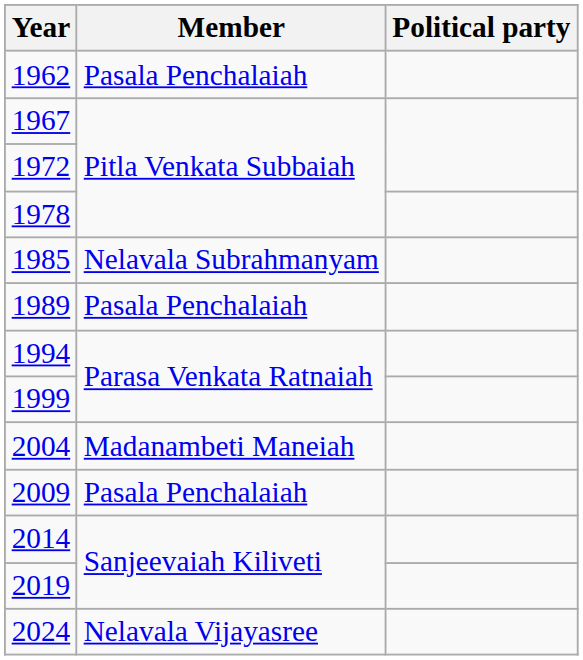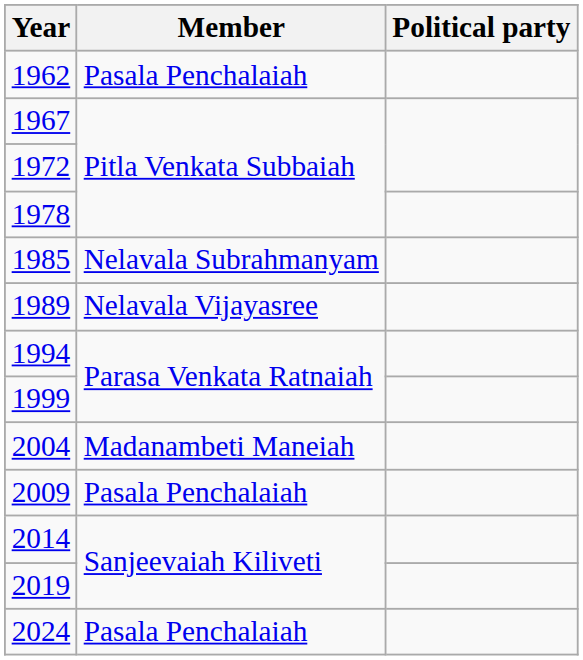(196, 306) Pasala Penchalaiah -> (201, 306) Nelavala Vijayasree
(201, 631) Nelavala Vijayasree -> (196, 631) Pasala Penchalaiah
